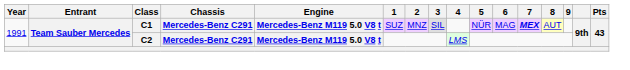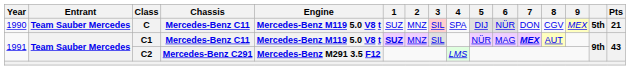+ row: (146, 25)
(208, 25) Mercedes-Benz C291 -> (208, 39) Mercedes-Benz C11
(394, 25) normal -> (394, 39) bold
(319, 39) Mercedes-Benz M119 5.0 V8 t -> (319, 53) Mercedes-Benz M291 3.5 F12
